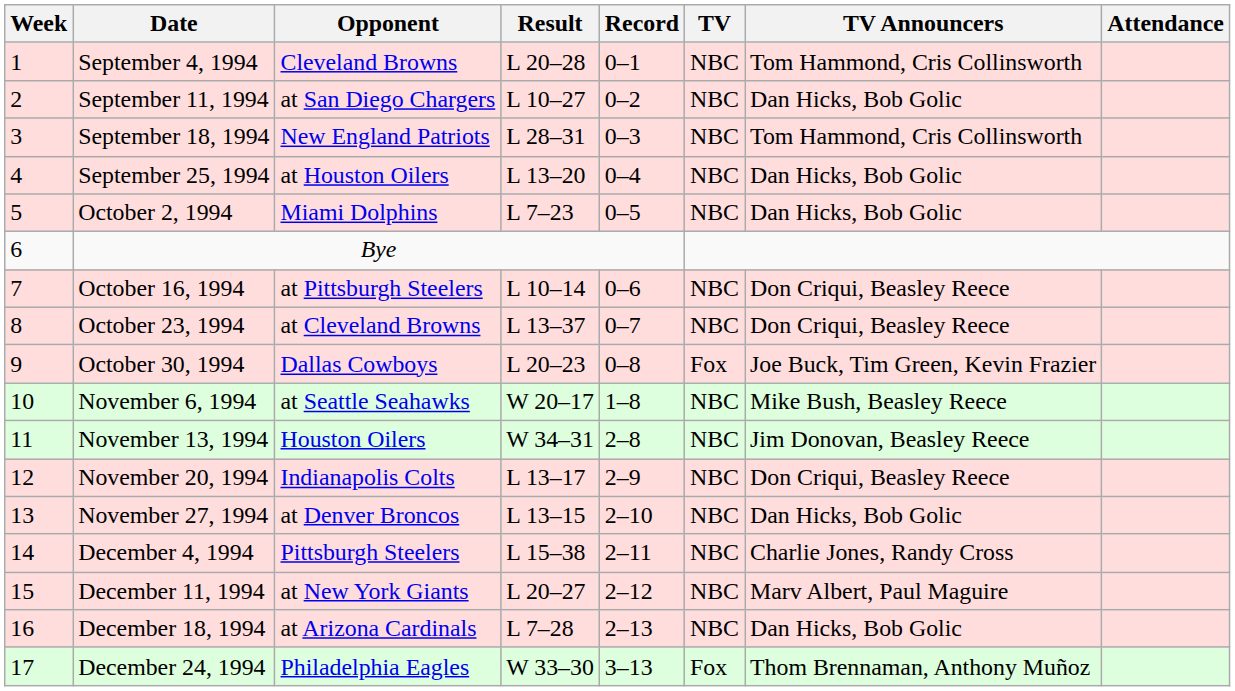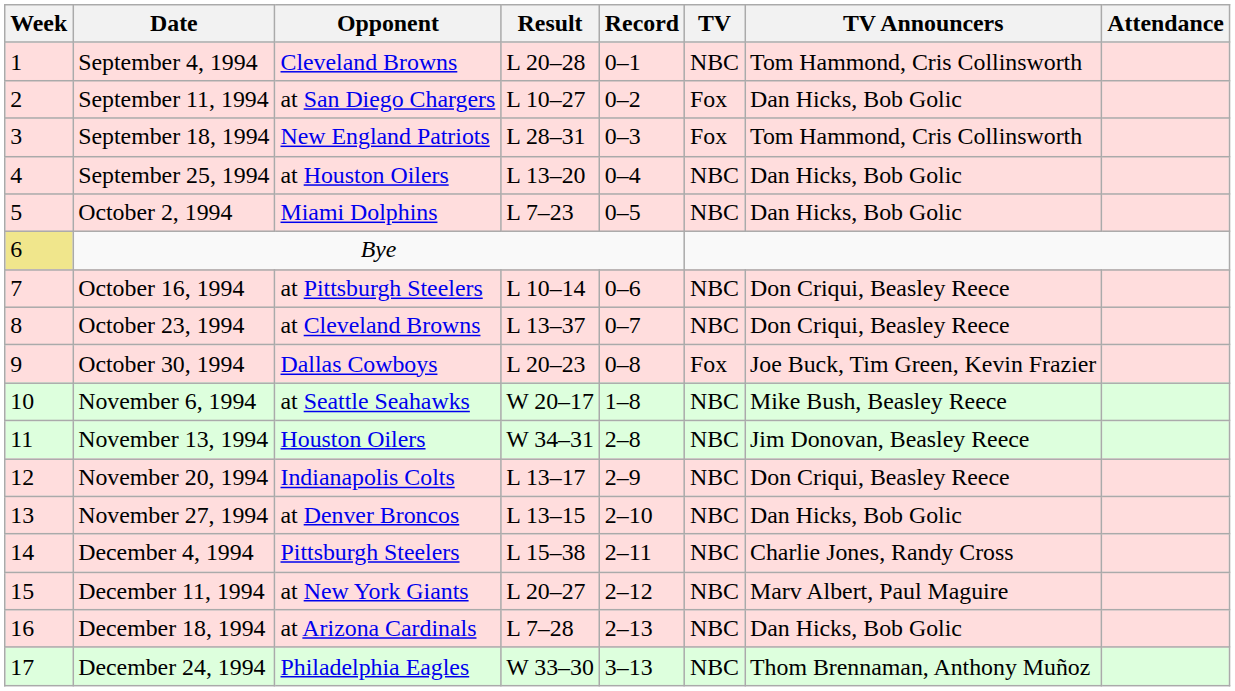(715, 99) NBC -> (709, 99) Fox
(715, 136) NBC -> (709, 136) Fox
(16, 250) no background -> (16, 250) khaki background
(709, 666) Fox -> (715, 666) NBC
